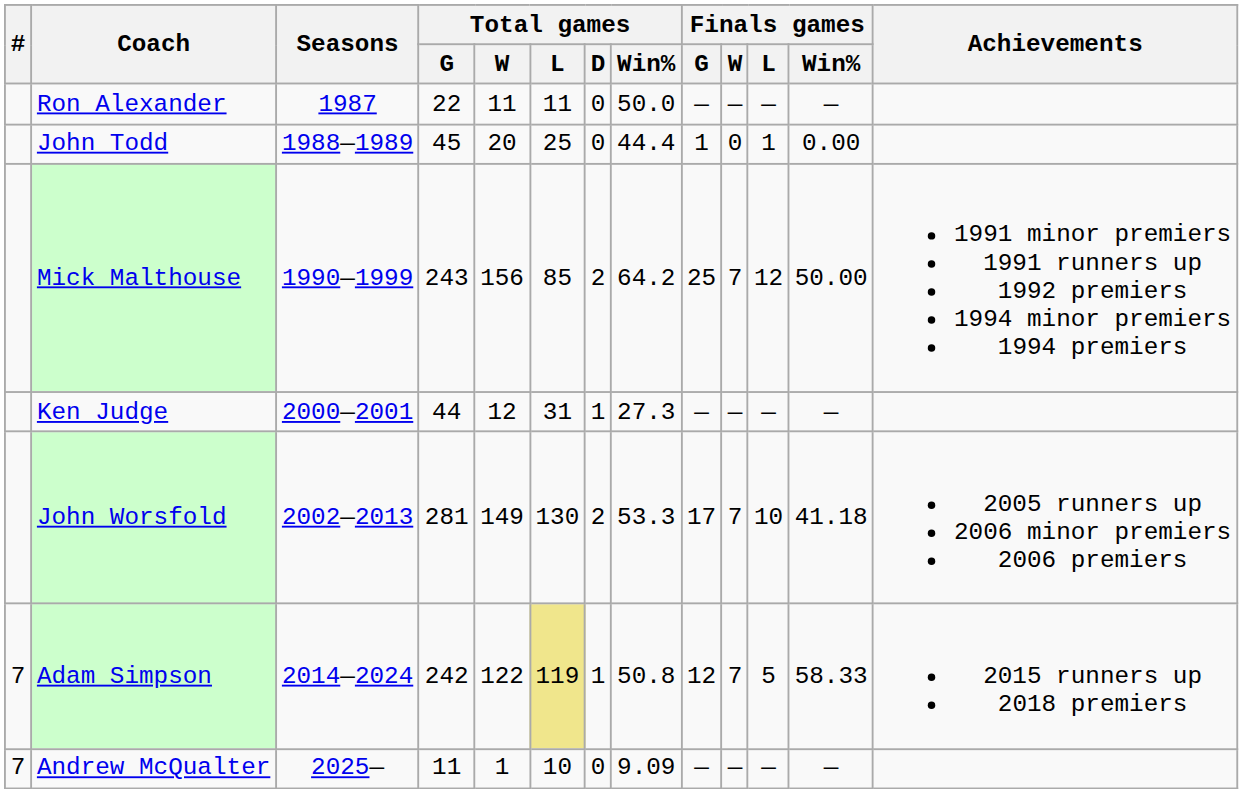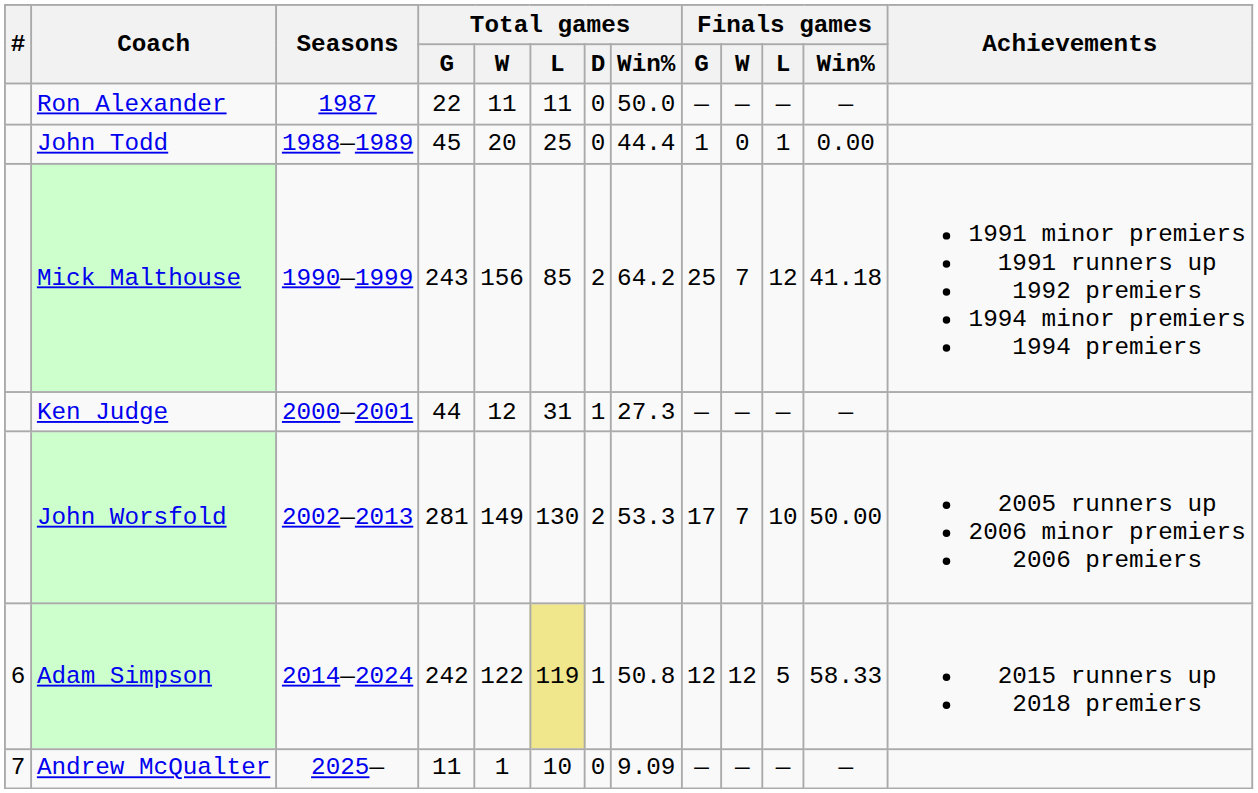(831, 278) 50.00 -> (846, 278) 41.18
(831, 518) 41.18 -> (846, 518) 50.00
(18, 676) 7 -> (18, 676) 6
(735, 676) 7 -> (742, 676) 12
